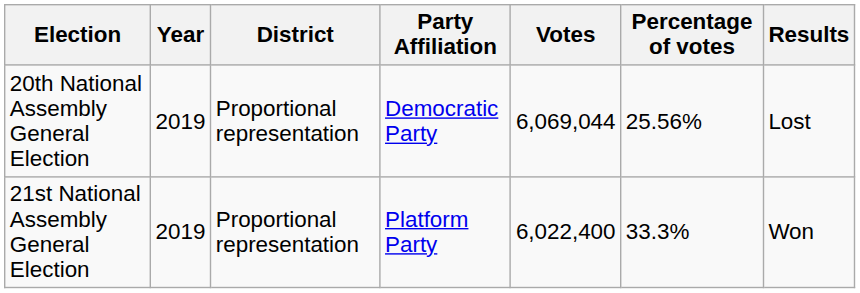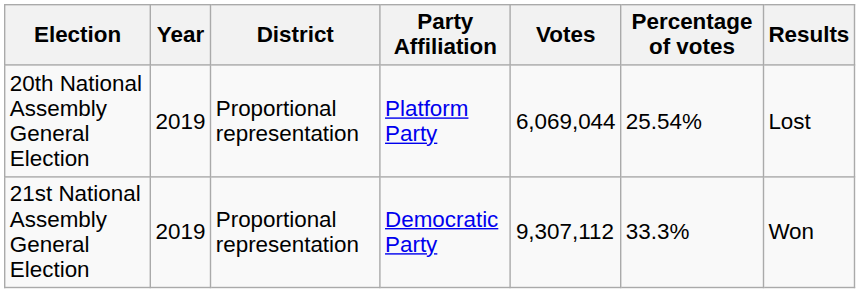(442, 120) Democratic Party -> (427, 120) Platform Party
(664, 120) 25.56% -> (664, 120) 25.54%
(427, 231) Platform Party -> (442, 231) Democratic Party
(566, 231) 6,022,400 -> (565, 231) 9,307,112
